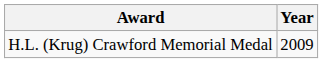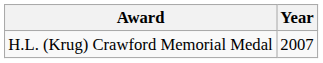(297, 44) 2009 -> (297, 44) 2007
